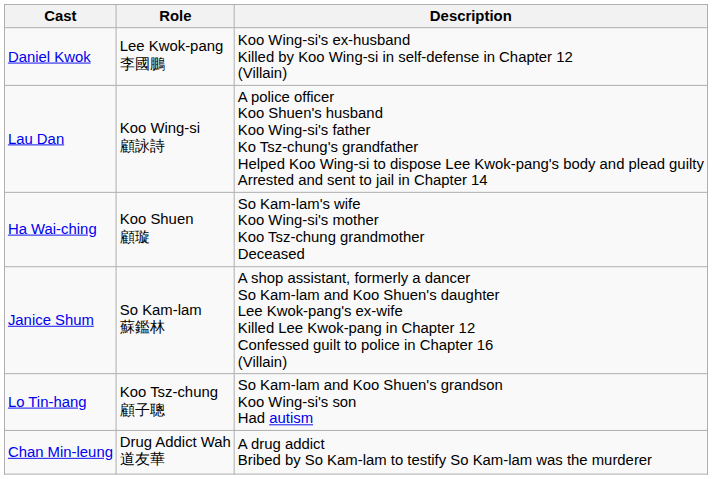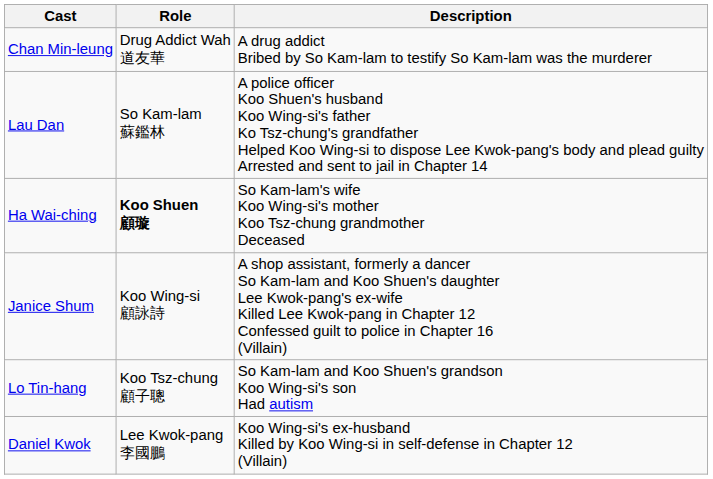rows swapped: (49, 56) <-> (60, 452)
(160, 137) Koo Wing-si 顧詠詩 -> (161, 123) So Kam-lam 蘇鑑林
(157, 228) normal -> (159, 214) bold
(161, 319) So Kam-lam 蘇鑑林 -> (160, 305) Koo Wing-si 顧詠詩
